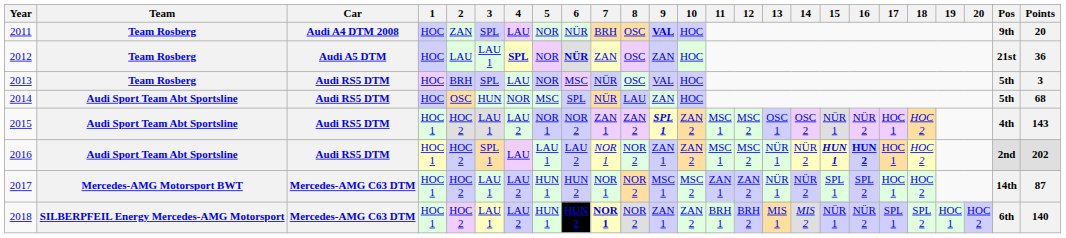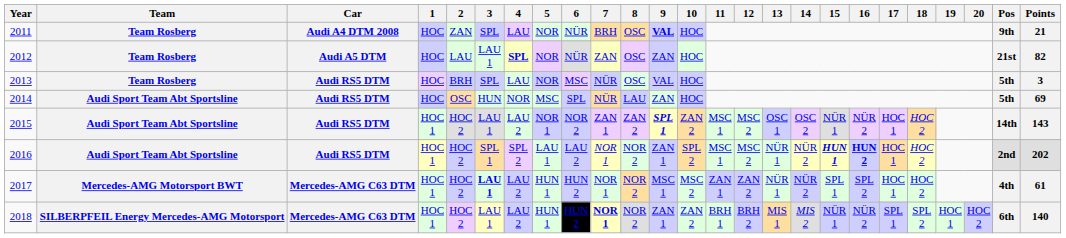(1040, 31) 20 -> (1040, 31) 21
(576, 56) bold -> (576, 56) normal
(1040, 56) 36 -> (1040, 56) 82
(1040, 98) 68 -> (1040, 98) 69
(1007, 123) 4th -> (1007, 123) 14th
(518, 154) LAU -> (518, 154) SPL 2
(692, 154) ZAN 2 -> (692, 154) SPL 2
(490, 185) normal -> (490, 185) bold
(1007, 185) 14th -> (1007, 185) 4th
(1040, 185) 87 -> (1040, 185) 61
